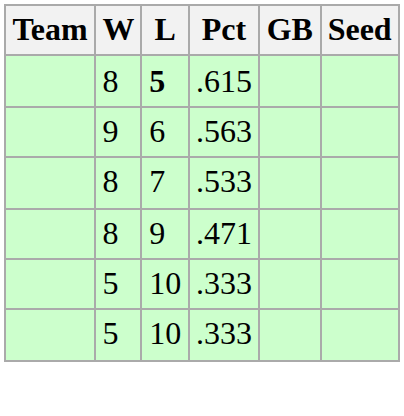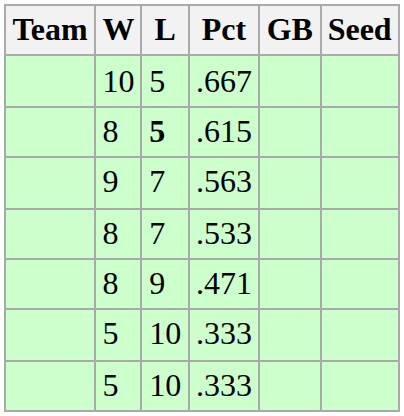+ row: (118, 80)
(157, 131) 6 -> (157, 182) 7
